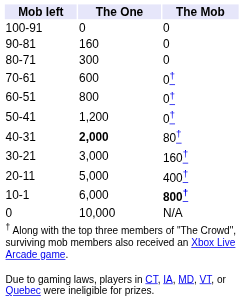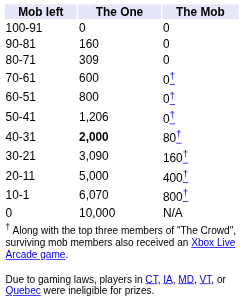(89, 60) 300 -> (89, 60) 309
(94, 117) 1,200 -> (94, 117) 1,206
(94, 156) 3,000 -> (94, 156) 3,090
(94, 195) 6,000 -> (94, 195) 6,070
(176, 195) bold -> (176, 195) normal
